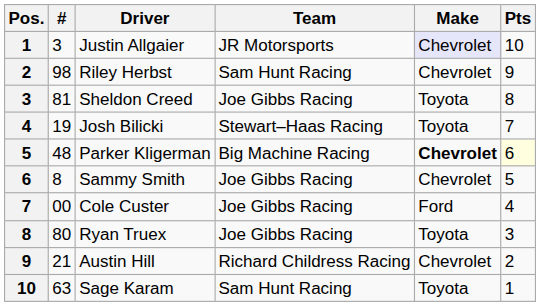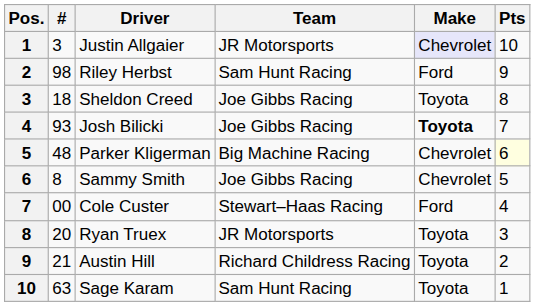(455, 72) Chevrolet -> (436, 72) Ford
(62, 99) 81 -> (62, 99) 18
(62, 126) 19 -> (62, 126) 93
(301, 126) Stewart–Haas Racing -> (286, 126) Joe Gibbs Racing
(443, 126) normal -> (446, 126) bold
(458, 153) bold -> (455, 153) normal
(286, 207) Joe Gibbs Racing -> (301, 207) Stewart–Haas Racing
(62, 234) 80 -> (62, 234) 20
(286, 234) Joe Gibbs Racing -> (276, 234) JR Motorsports
(455, 261) Chevrolet -> (443, 261) Toyota
